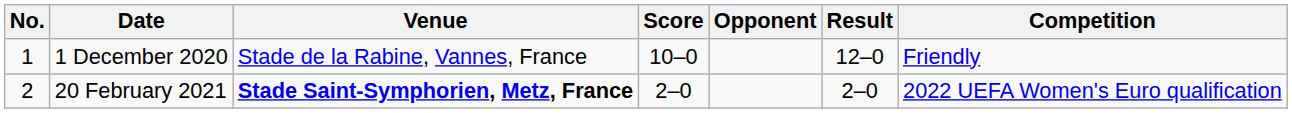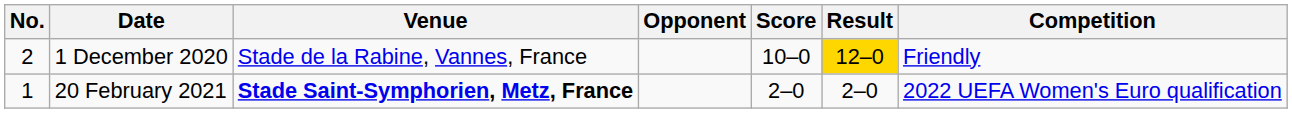columns swapped: (765, 21) <-> (673, 21)
(27, 56) 1 -> (27, 56) 2
(860, 56) no background -> (860, 56) gold background
(27, 90) 2 -> (27, 90) 1
